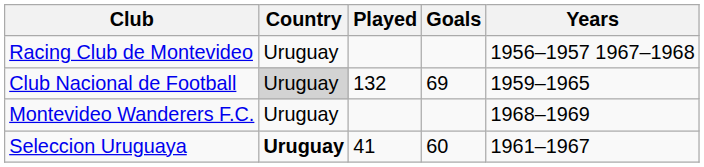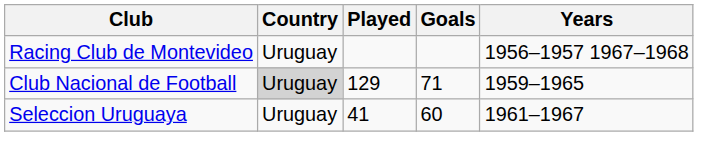(370, 83) 132 -> (364, 83) 129
(437, 83) 69 -> (431, 83) 71
- row: (132, 114)
(304, 146) bold -> (300, 114) normal
